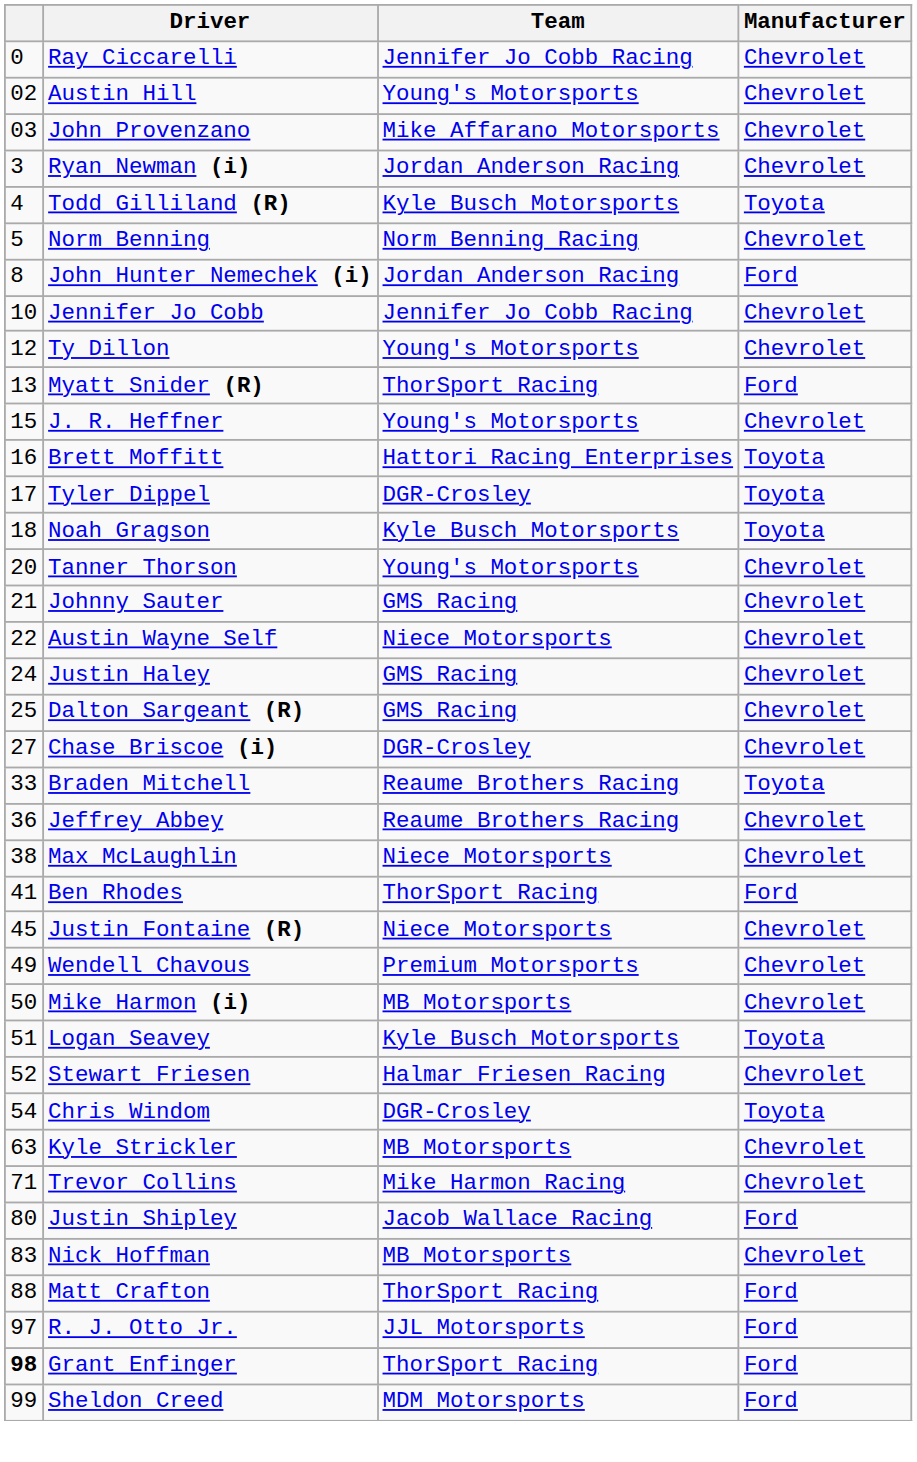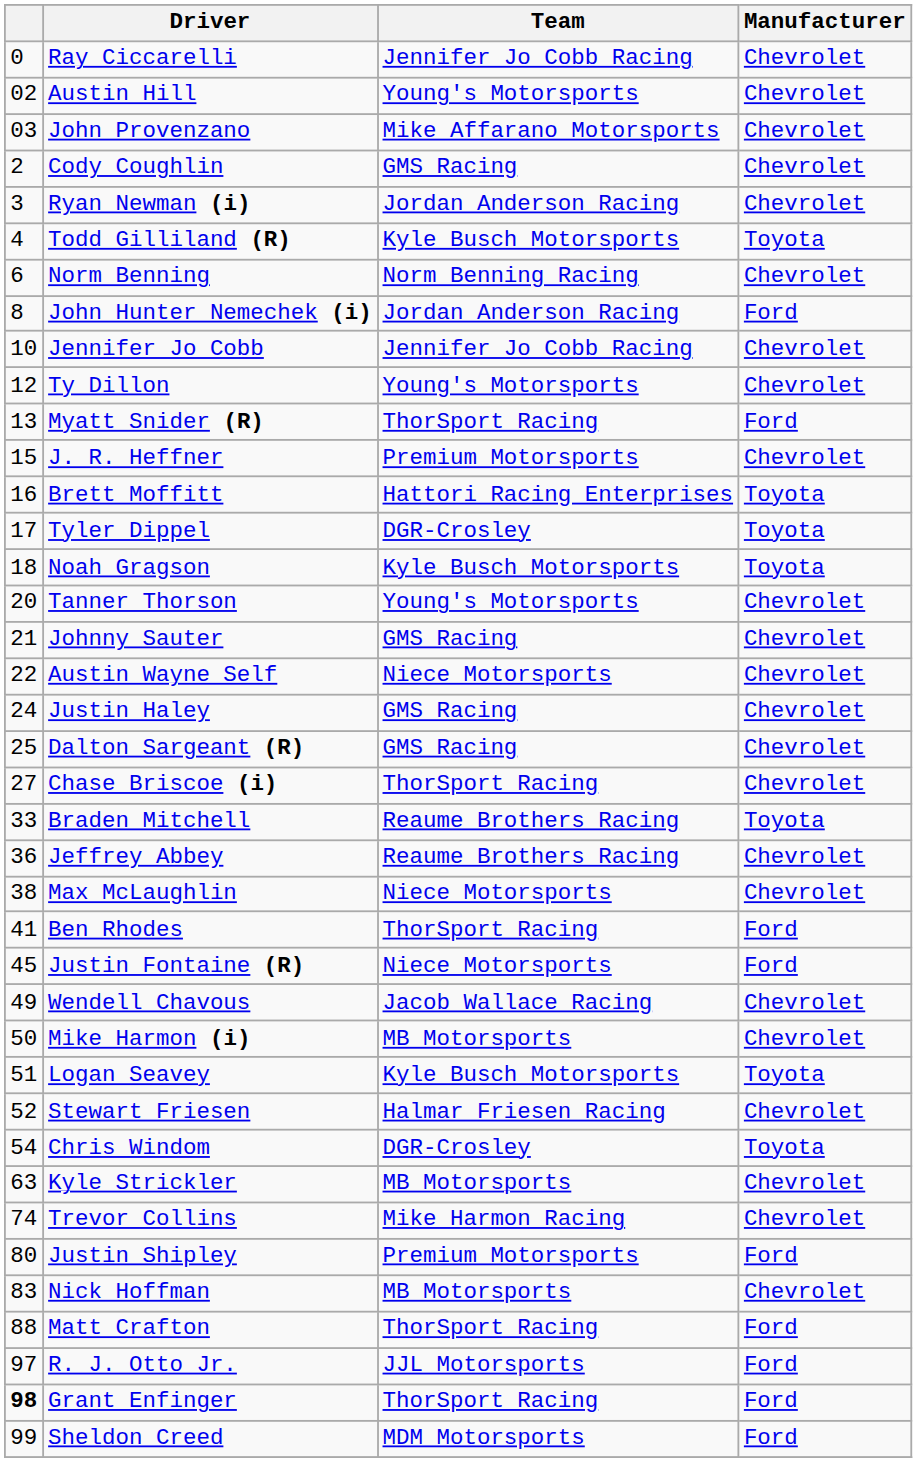+ row: (136, 169)
(17, 241) 5 -> (17, 277) 6
(511, 423) Young's Motorsports -> (511, 459) Premium Motorsports
(457, 749) DGR-Crosley -> (490, 785) ThorSport Racing
(805, 931) Chevrolet -> (771, 967) Ford
(511, 967) Premium Motorsports -> (517, 1003) Jacob Wallace Racing
(24, 1185) 71 -> (24, 1221) 74
(517, 1221) Jacob Wallace Racing -> (511, 1257) Premium Motorsports
